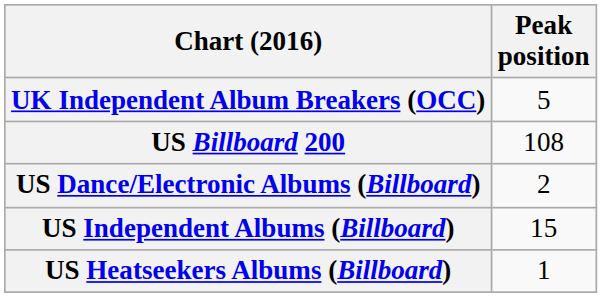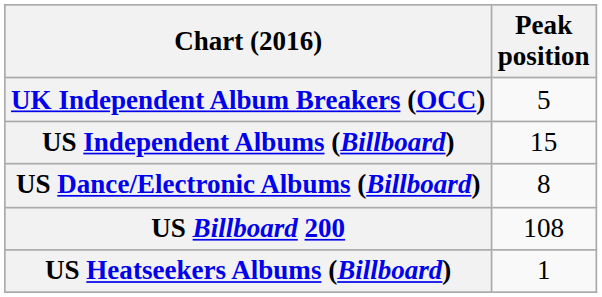rows swapped: (248, 142) <-> (248, 227)
(544, 185) 2 -> (544, 185) 8
